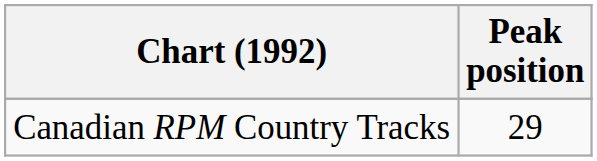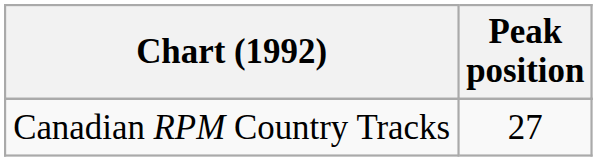(525, 126) 29 -> (525, 126) 27
